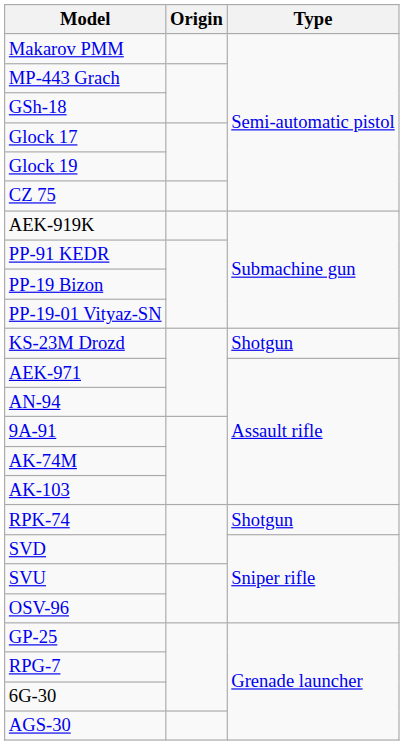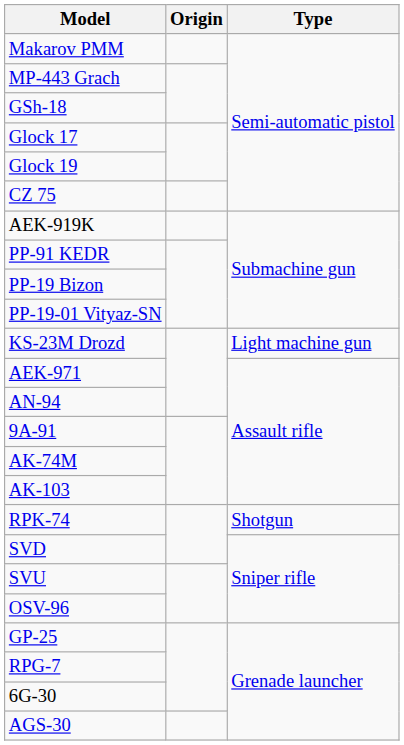(262, 343) Shotgun -> (301, 343) Light machine gun
